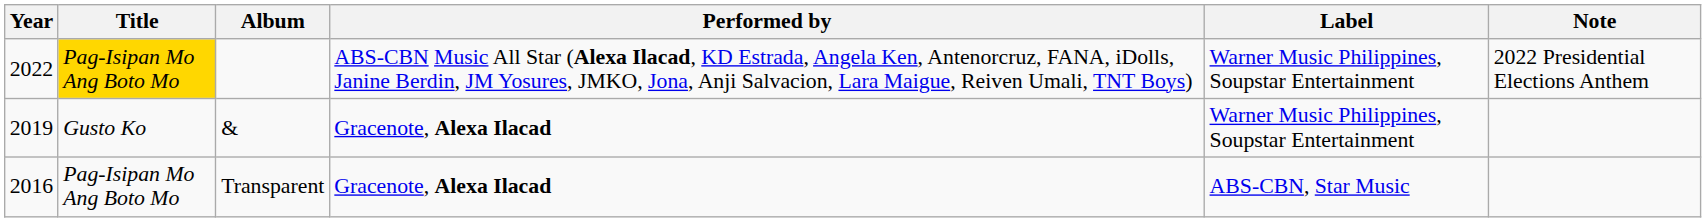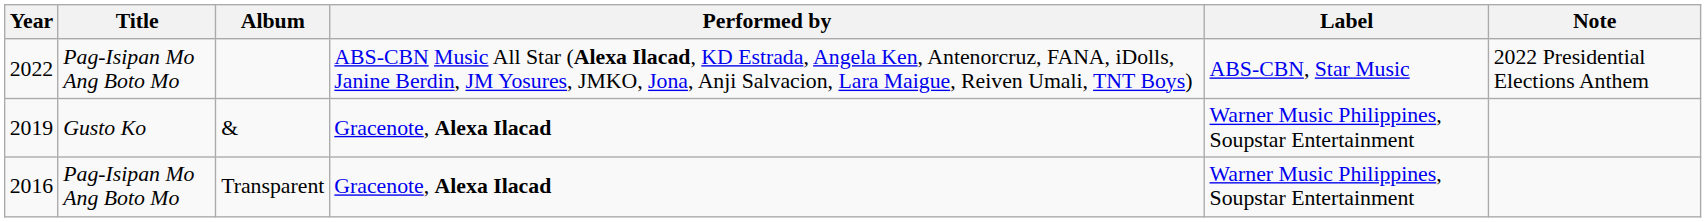(129, 68) gold background -> (129, 68) no background
(1326, 68) Warner Music Philippines, Soupstar Entertainment -> (1310, 68) ABS-CBN, Star Music
(1310, 186) ABS-CBN, Star Music -> (1326, 186) Warner Music Philippines, Soupstar Entertainment
